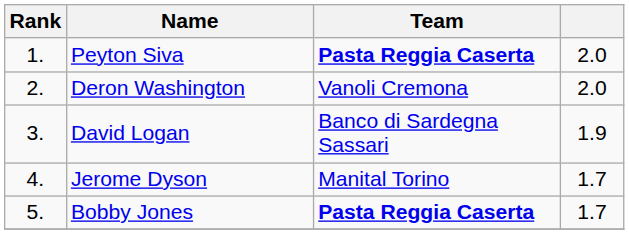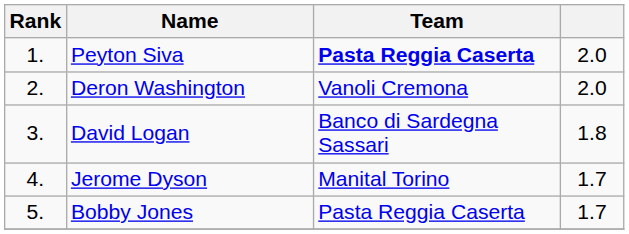(592, 133) 1.9 -> (592, 133) 1.8
(426, 212) bold -> (422, 212) normal
